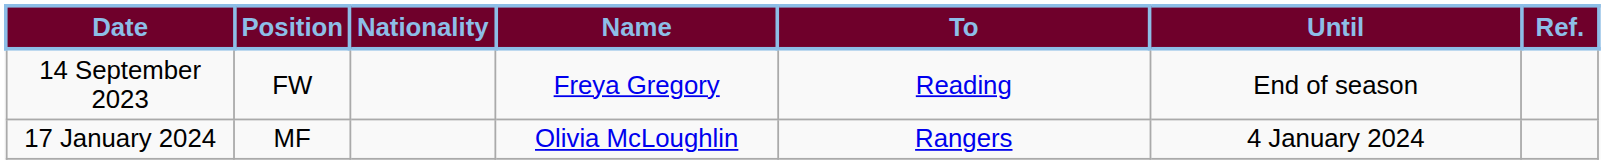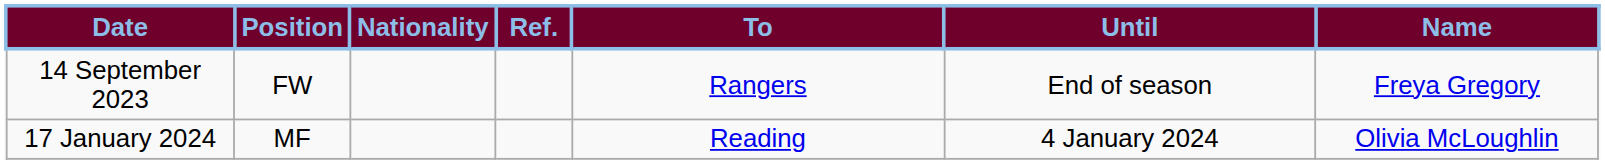columns swapped: (637, 27) <-> (1560, 27)
(964, 84) Reading -> (758, 84) Rangers
(964, 139) Rangers -> (758, 139) Reading
